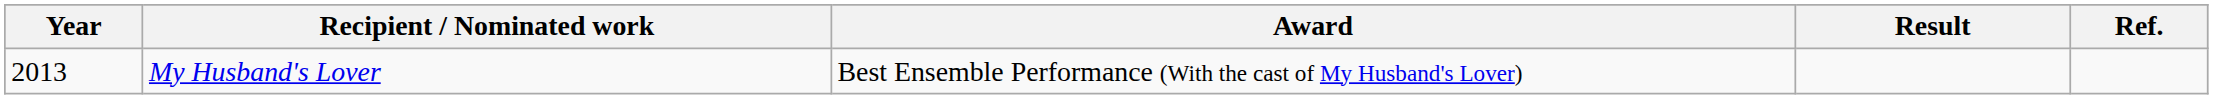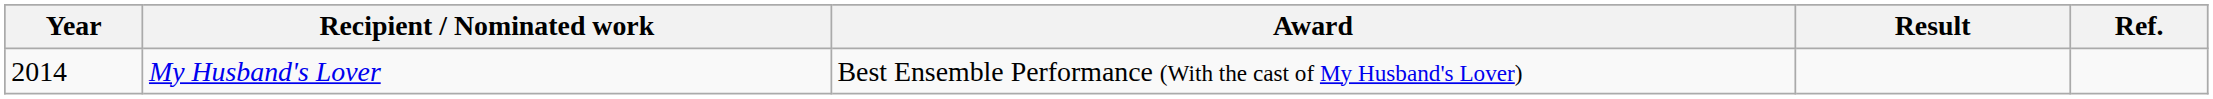(39, 70) 2013 -> (39, 70) 2014
